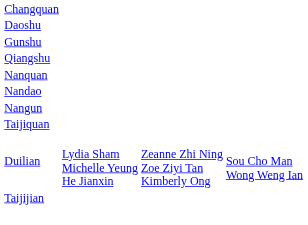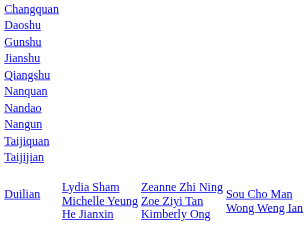+ row: (22, 58)
rows swapped: (24, 198) <-> (22, 161)
